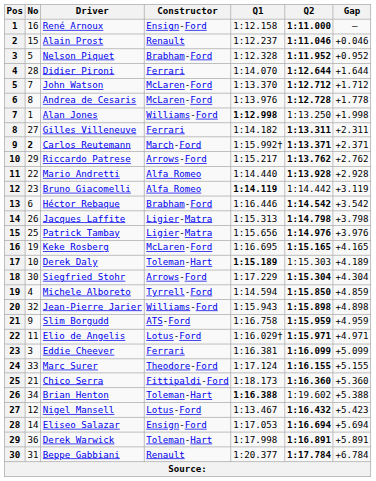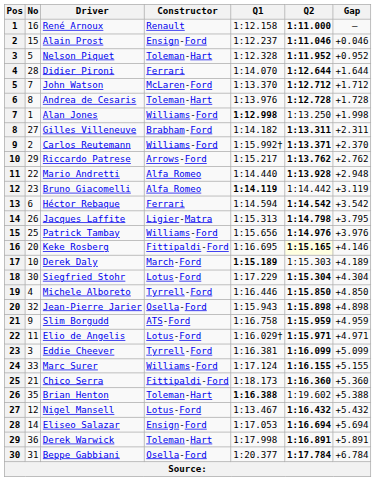(177, 27) Ensign-Ford -> (166, 27) Renault
(166, 42) Renault -> (177, 42) Ensign-Ford
(179, 56) Brabham-Ford -> (179, 56) Toleman-Hart
(179, 101) McLaren-Ford -> (179, 101) Toleman-Hart
(352, 101) +1.778 -> (352, 101) +1.728
(166, 130) Ferrari -> (179, 130) Brabham-Ford
(30, 145) bold -> (30, 145) normal
(174, 145) March-Ford -> (182, 145) Williams-Ford
(352, 145) +2.371 -> (352, 145) +2.370
(352, 174) +2.928 -> (352, 174) +2.948
(179, 204) Brabham-Ford -> (166, 204) Ferrari
(255, 204) 1:16.446 -> (255, 204) 1:14.594
(352, 219) +3.798 -> (352, 219) +3.795
(179, 233) Ligier-Matra -> (182, 233) Williams-Ford
(33, 248) 19 -> (33, 248) 20
(179, 248) McLaren-Ford -> (188, 248) Fittipaldi-Ford
(309, 248) no background -> (309, 248) lightyellow background
(352, 248) +4.165 -> (352, 248) +4.146
(179, 263) Toleman-Hart -> (174, 263) March-Ford
(177, 278) Arrows-Ford -> (174, 278) Lotus-Ford
(255, 292) 1:14.594 -> (255, 292) 1:16.446
(352, 292) +4.859 -> (352, 292) +4.850
(182, 307) Williams-Ford -> (177, 307) Osella-Ford
(166, 351) Ferrari -> (179, 351) Tyrrell-Ford
(182, 366) Theodore-Ford -> (182, 366) Williams-Ford
(33, 396) 34 -> (33, 396) 35
(352, 410) +5.423 -> (352, 410) +5.432
(166, 455) Renault -> (177, 455) Osella-Ford
